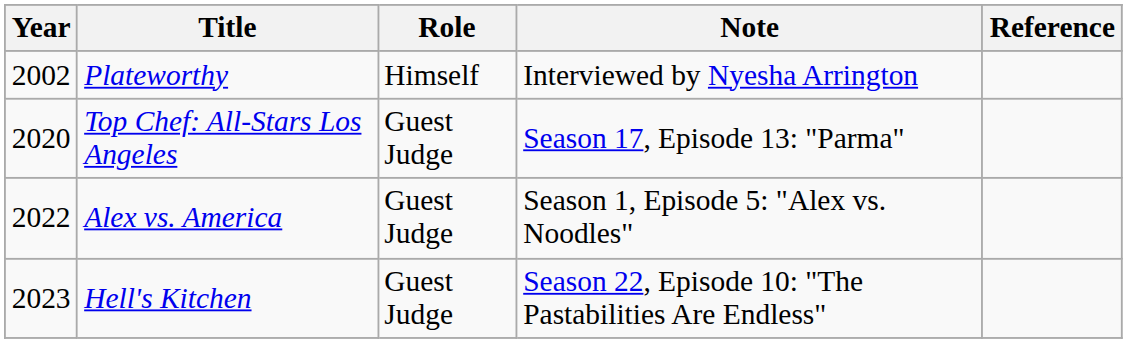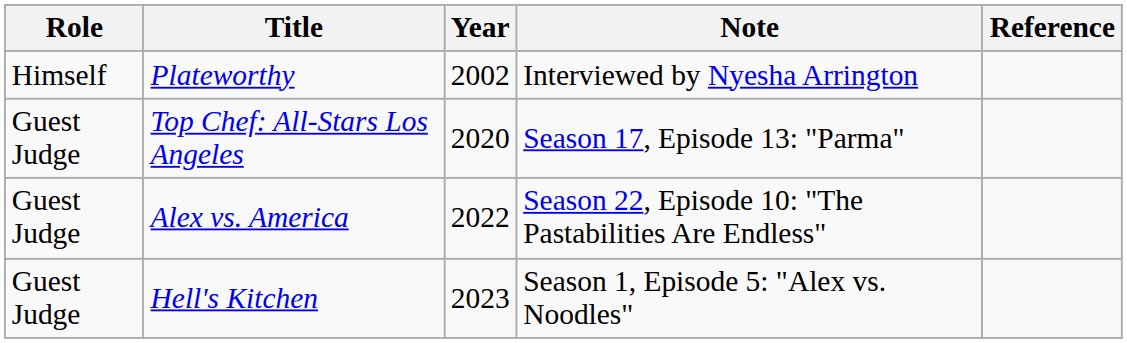columns swapped: (41, 27) <-> (447, 27)
(705, 217) Season 1, Episode 5: "Alex vs. Noodles" -> (693, 217) Season 22, Episode 10: "The Pastabilities Are Endless"
(693, 297) Season 22, Episode 10: "The Pastabilities Are Endless" -> (705, 297) Season 1, Episode 5: "Alex vs. Noodles"
